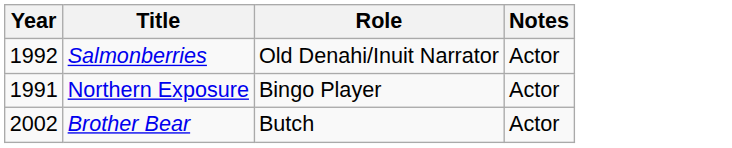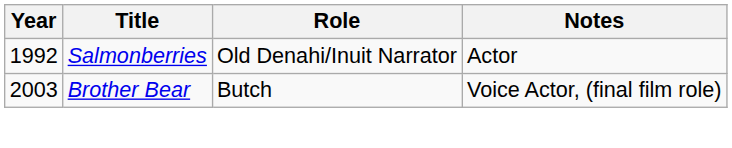- row: (158, 90)
(34, 124) 2002 -> (34, 90) 2003
(534, 124) Actor -> (594, 90) Voice Actor, (final film role)
